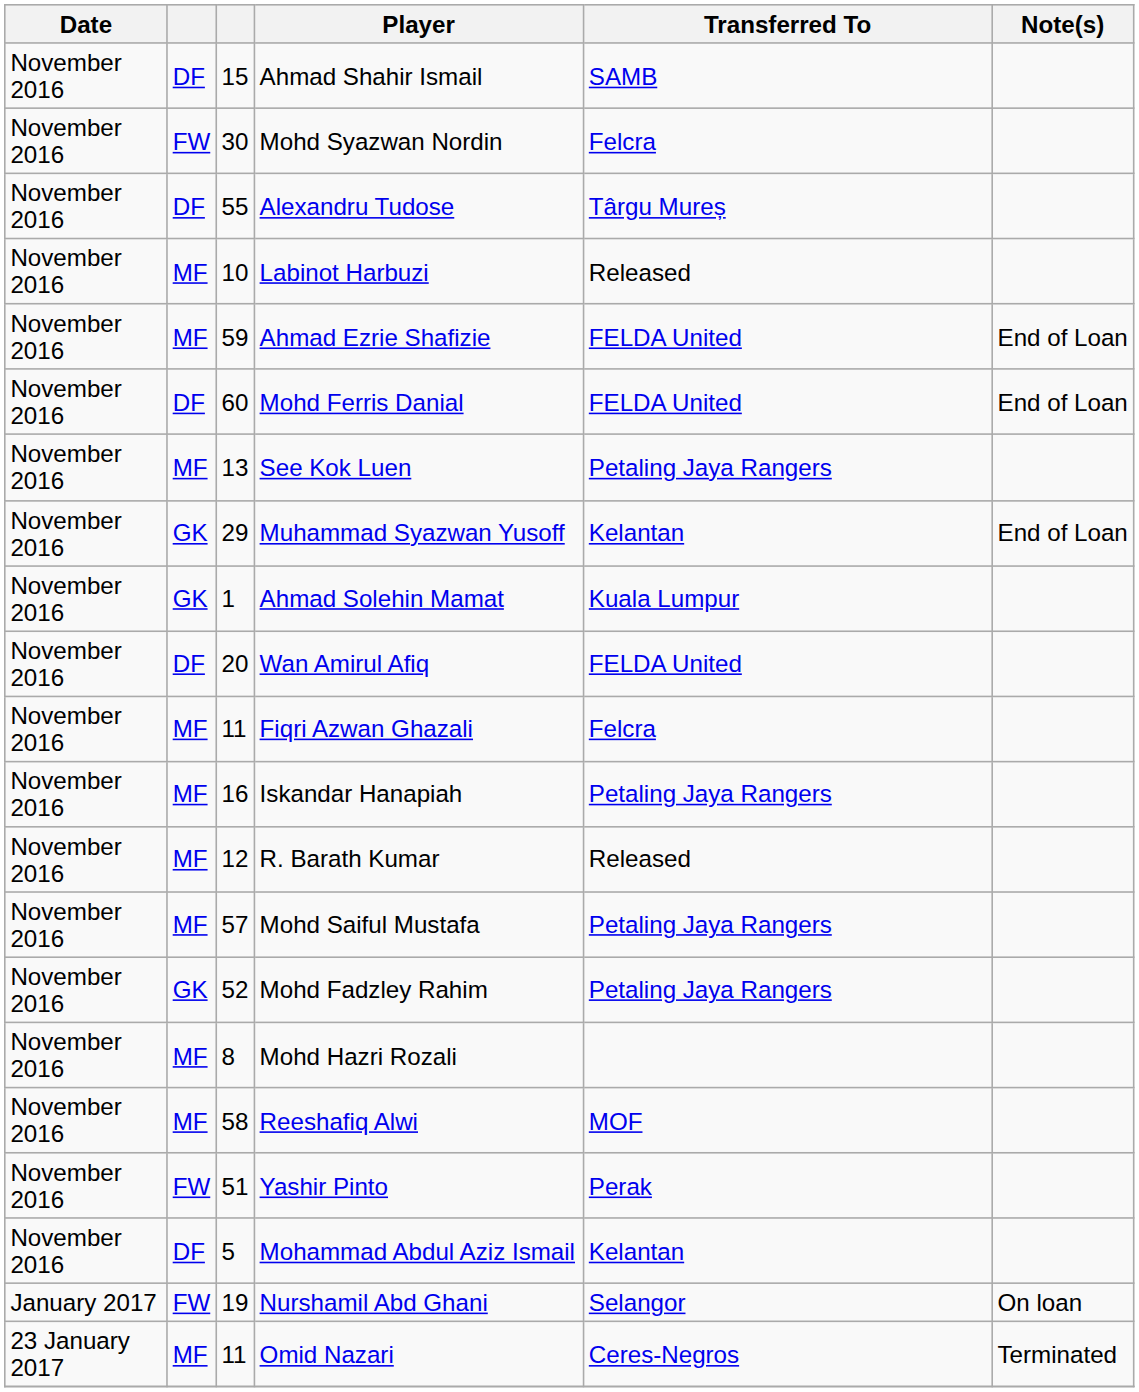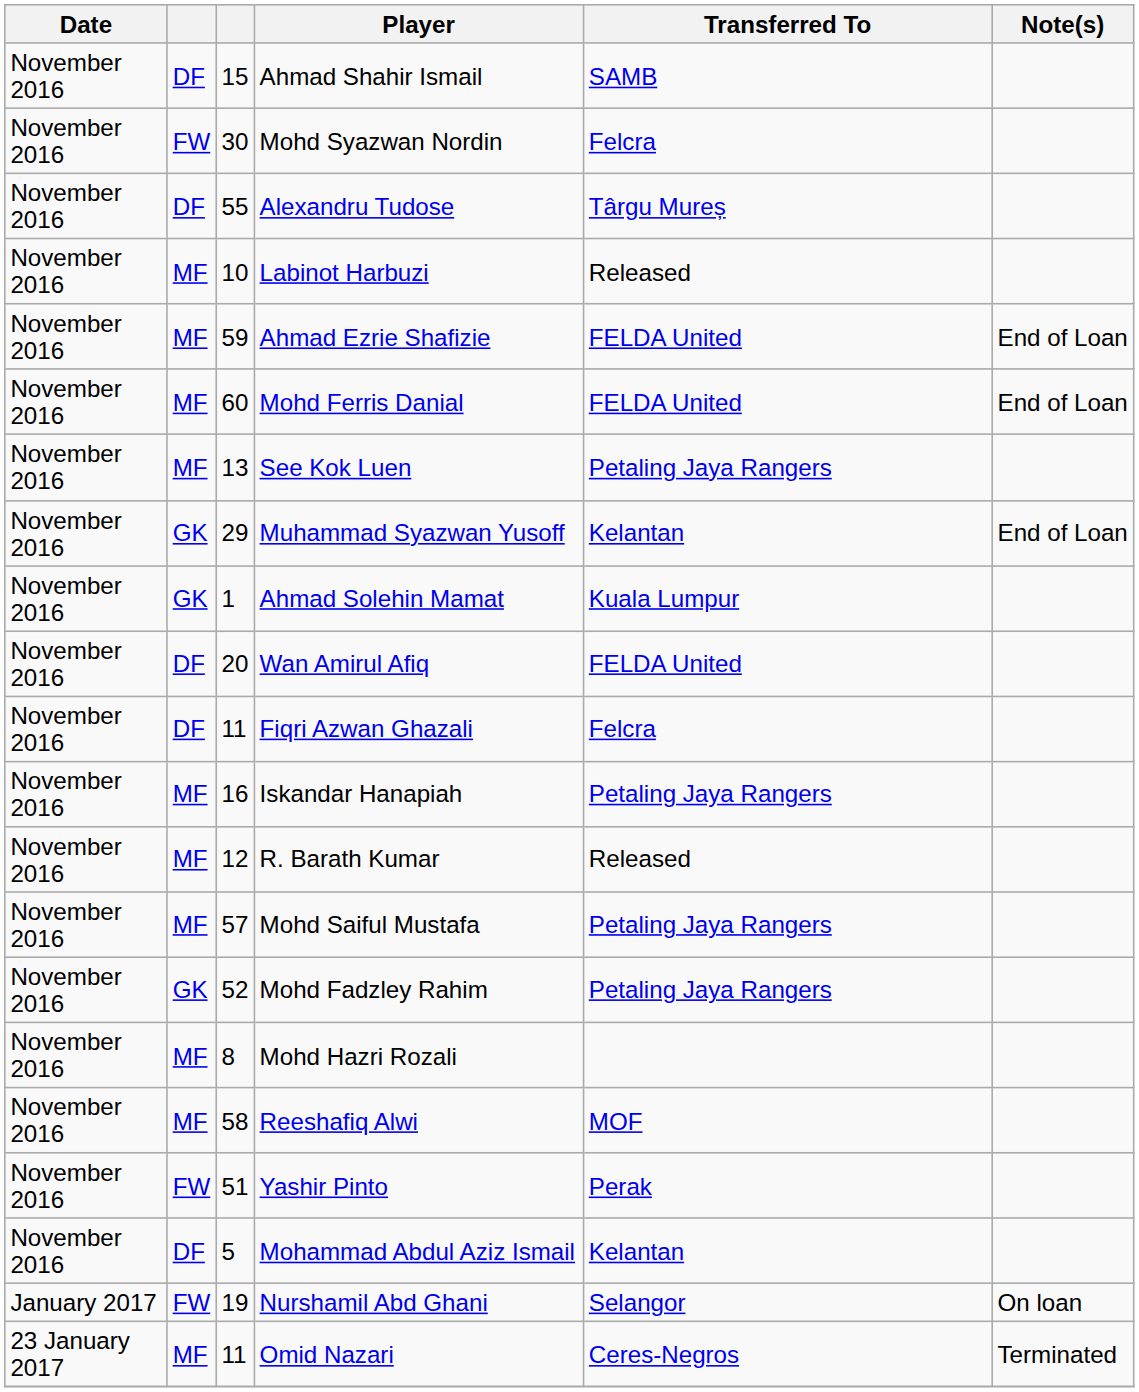(189, 402) DF -> (190, 402) MF
(190, 729) MF -> (189, 729) DF
